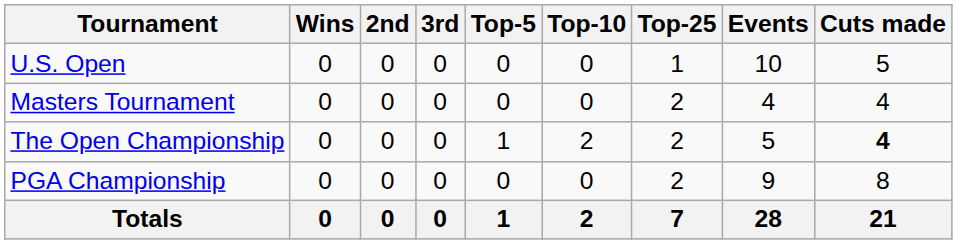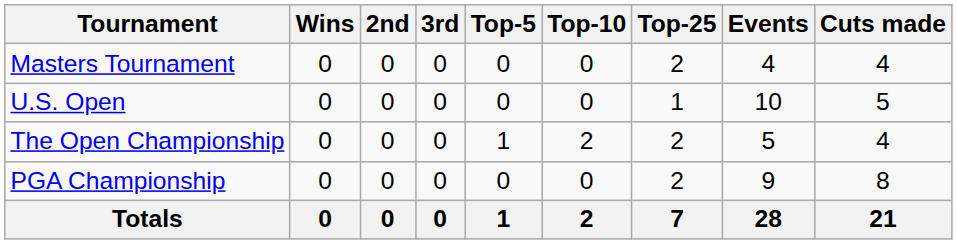rows swapped: (123, 102) <-> (68, 63)
(883, 141) bold -> (883, 141) normal
